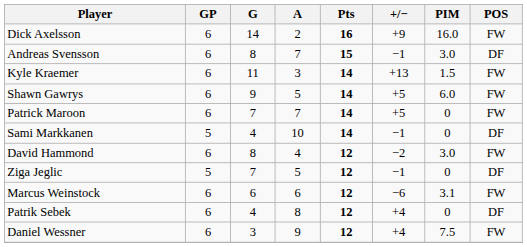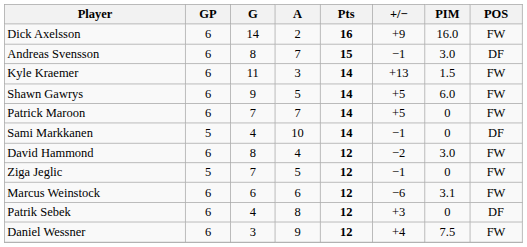(496, 172) DF -> (496, 172) FW
(399, 212) +4 -> (399, 212) +3
